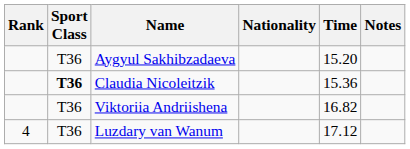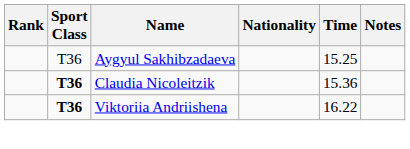(340, 58) 15.20 -> (340, 58) 15.25
(69, 107) normal -> (69, 107) bold
(340, 107) 16.82 -> (340, 107) 16.22
- row: (159, 131)
